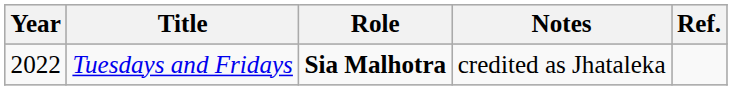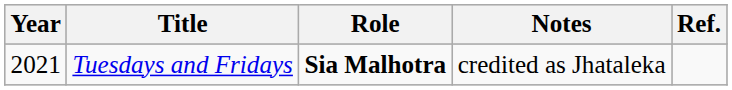(36, 64) 2022 -> (36, 64) 2021
